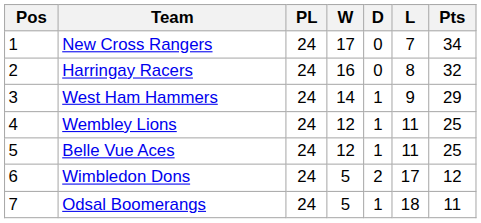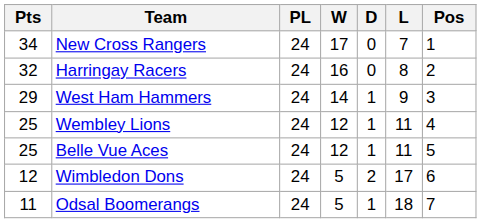columns swapped: (31, 17) <-> (452, 17)
